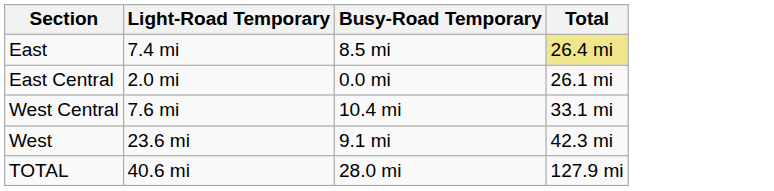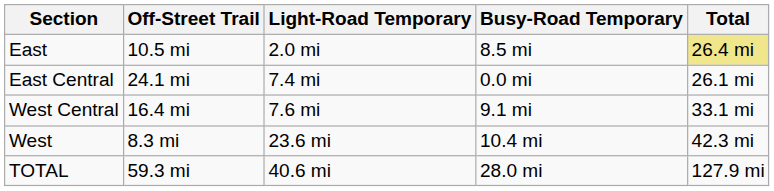+ column: (194, 19)
(153, 49) 7.4 mi -> (294, 49) 2.0 mi
(153, 79) 2.0 mi -> (294, 79) 7.4 mi
(370, 110) 10.4 mi -> (506, 110) 9.1 mi
(365, 140) 9.1 mi -> (511, 140) 10.4 mi
